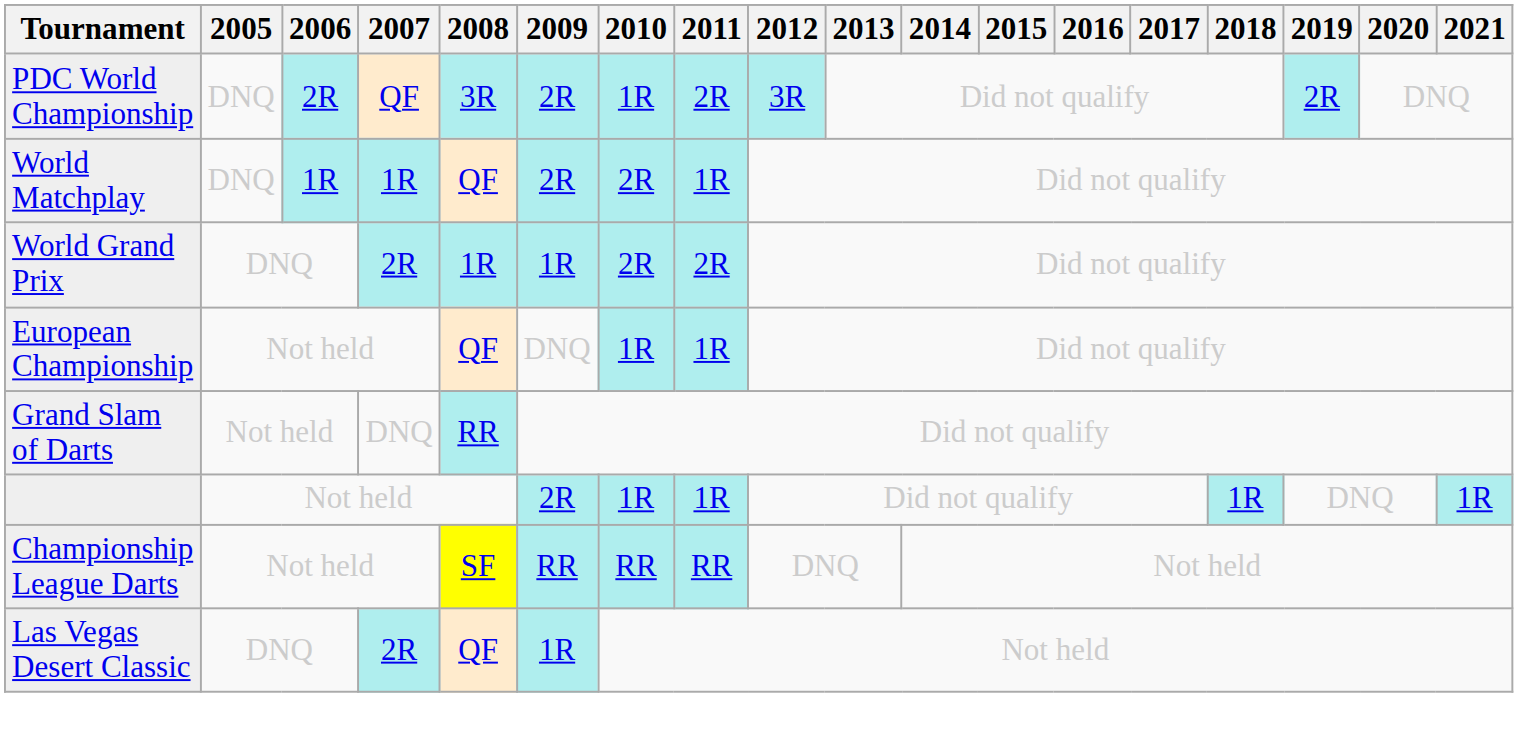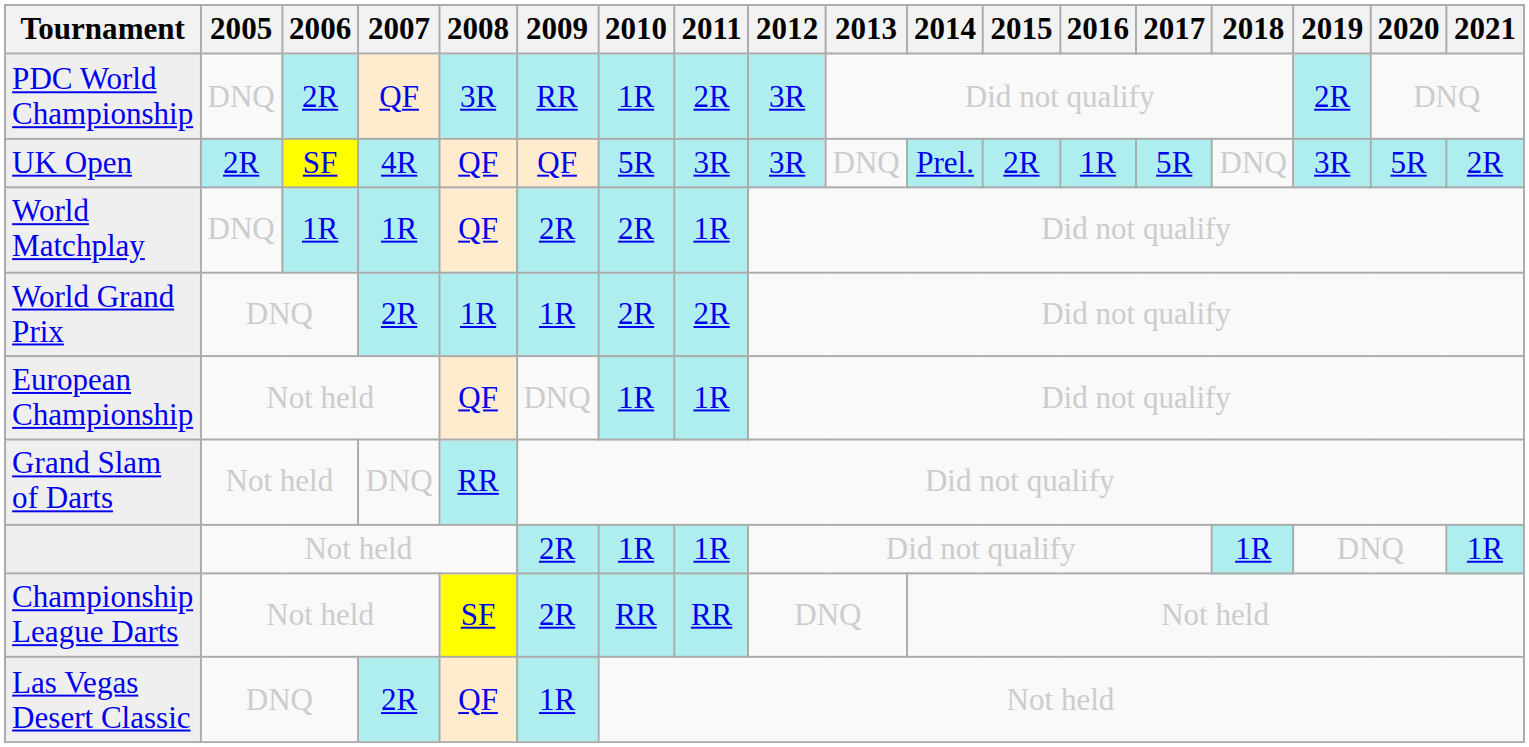(557, 95) 2R -> (557, 95) RR
+ row: (72, 162)
(557, 565) RR -> (557, 614) 2R
